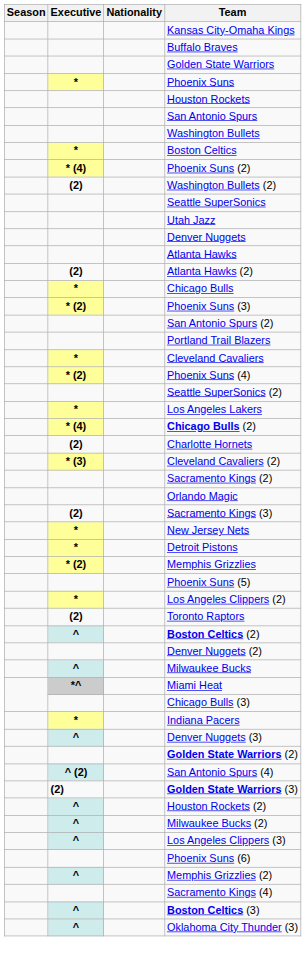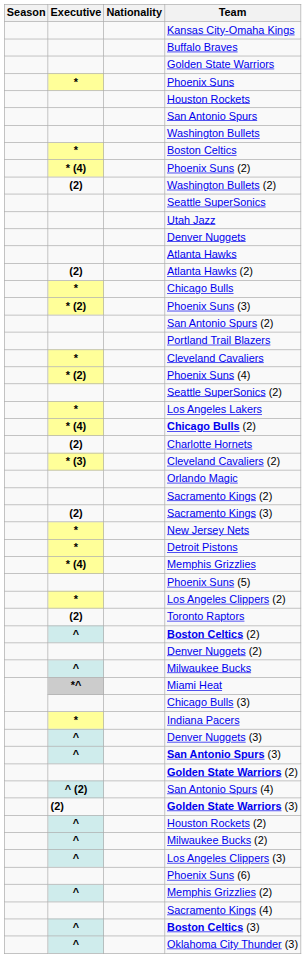rows swapped: (220, 479) <-> (202, 496)
(76, 565) * (2) -> (76, 565) * (4)
+ row: (224, 755)
